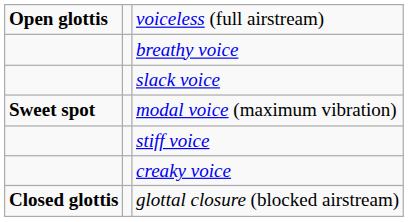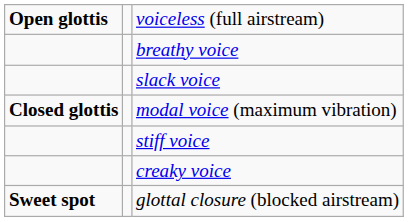(52, 110) Sweet spot -> (64, 110) Closed glottis
(64, 200) Closed glottis -> (52, 200) Sweet spot
